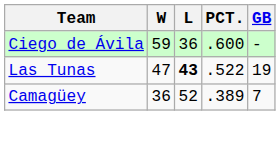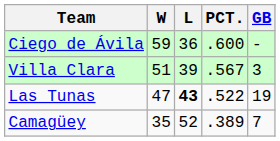+ row: (62, 70)
(161, 97) 36 -> (161, 123) 35
